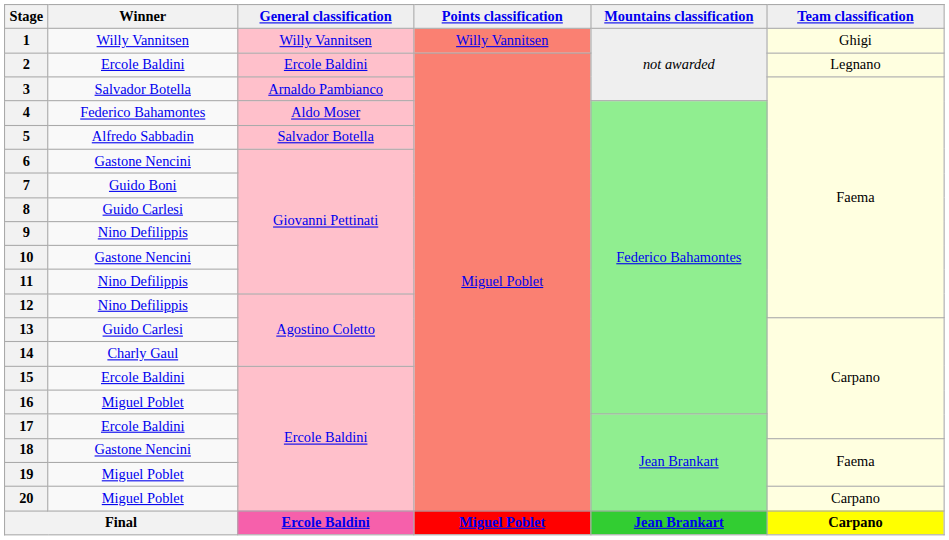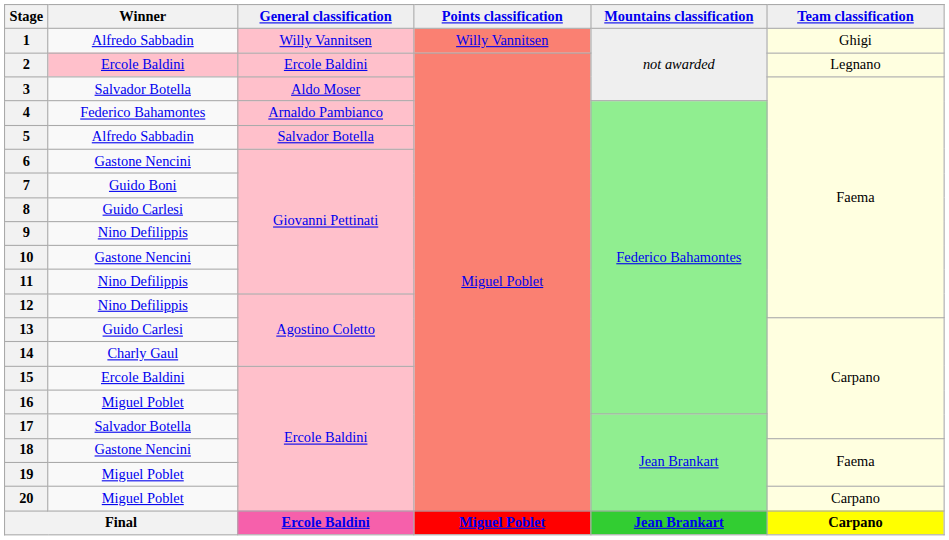(143, 40) Willy Vannitsen -> (143, 40) Alfredo Sabbadin
(143, 65) no background -> (143, 65) pink background
(326, 89) Arnaldo Pambianco -> (326, 89) Aldo Moser
(326, 113) Aldo Moser -> (326, 113) Arnaldo Pambianco
(143, 426) Ercole Baldini -> (143, 426) Salvador Botella
